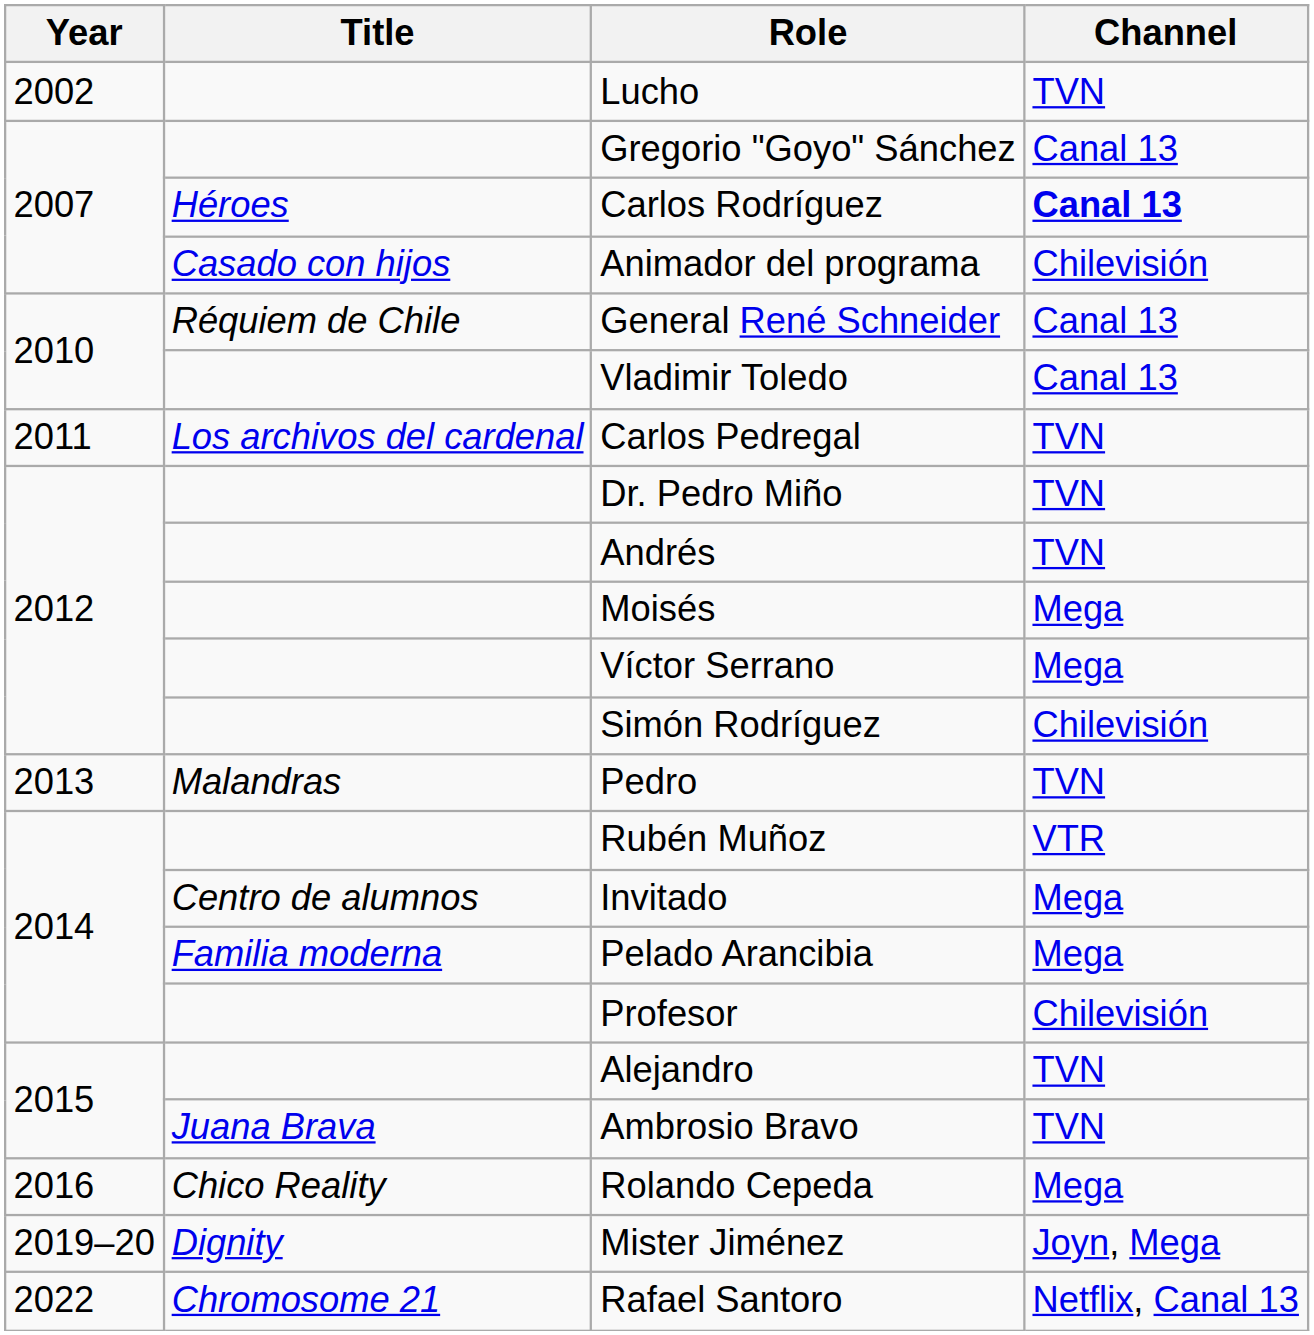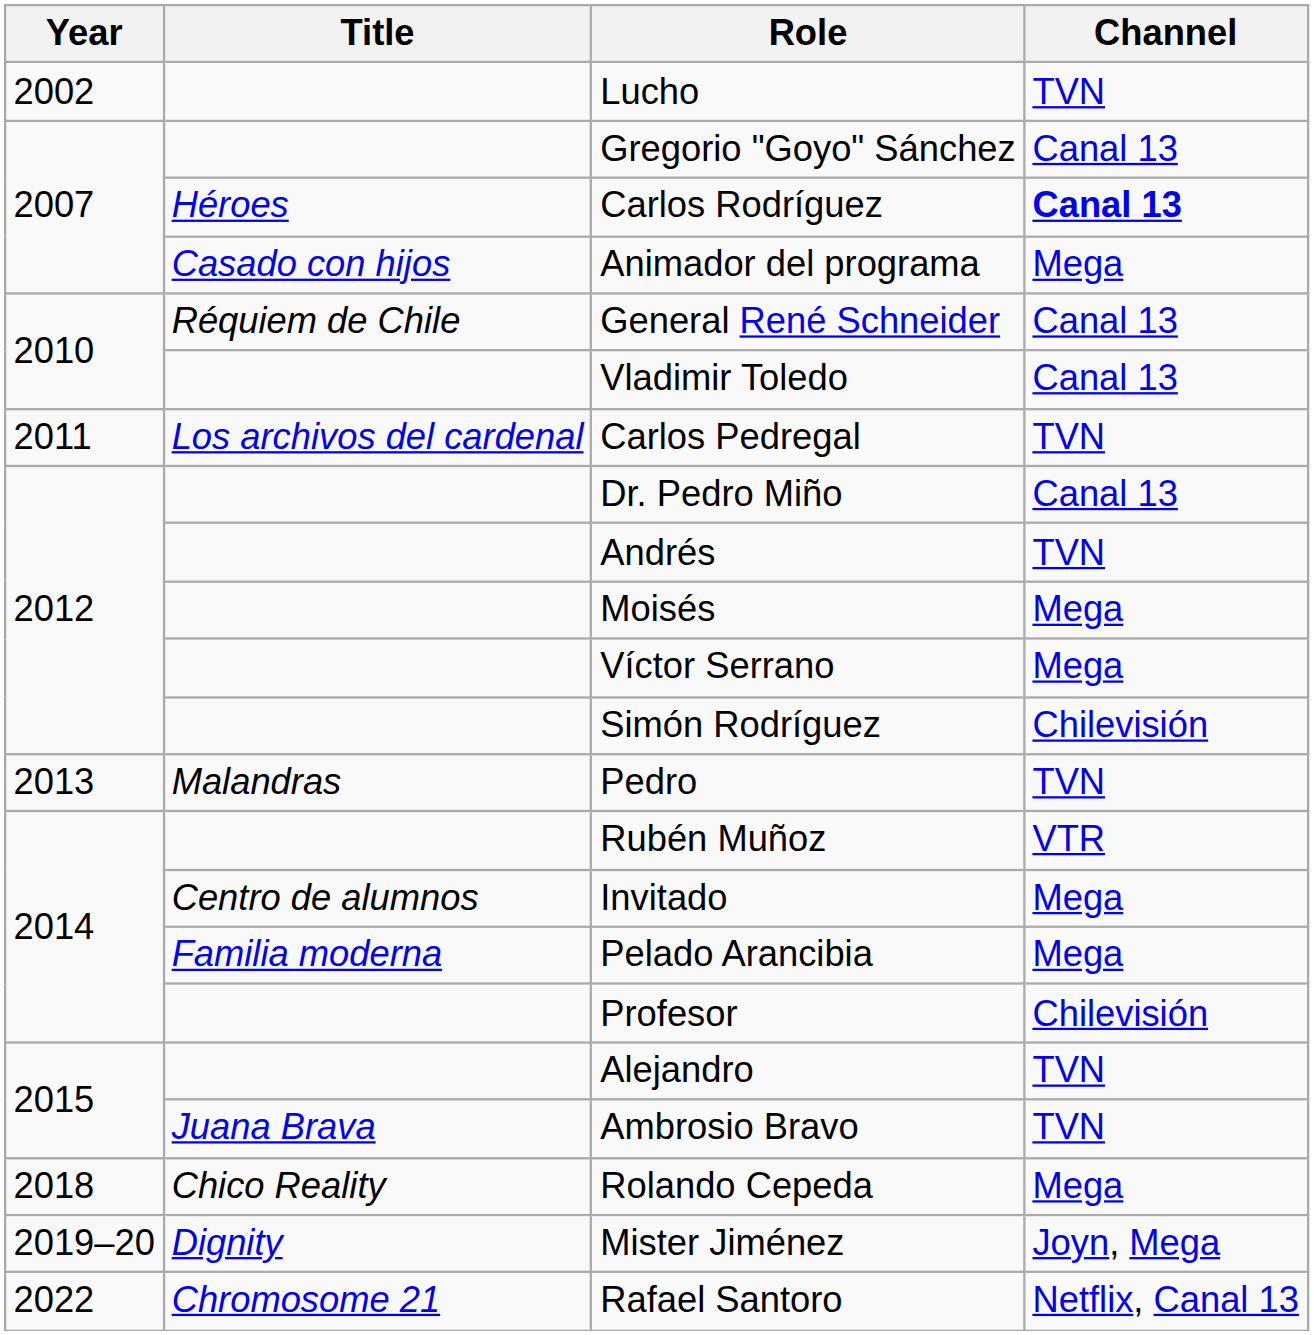(1120, 263) Chilevisión -> (1078, 263) Mega
(1069, 494) TVN -> (1105, 494) Canal 13
(54, 1185) 2016 -> (54, 1185) 2018
